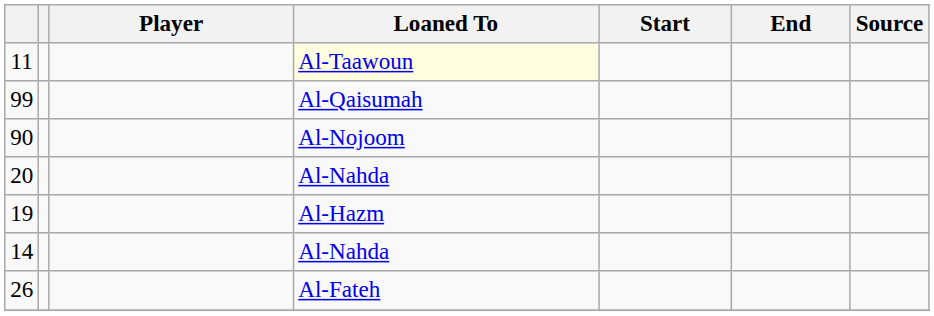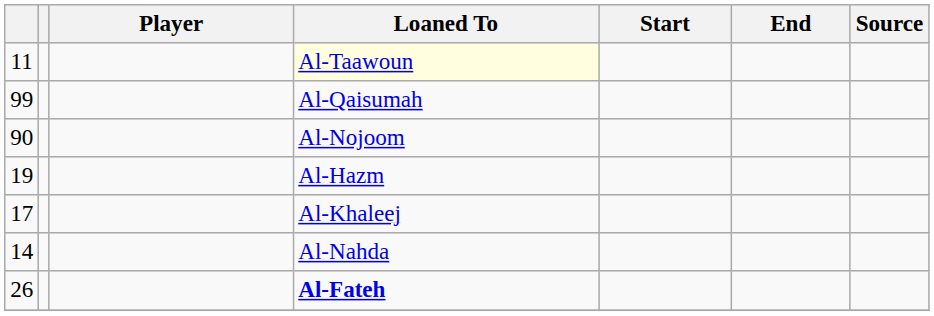- row: (22, 176)
+ row: (22, 214)
(339, 290) normal -> (342, 290) bold
